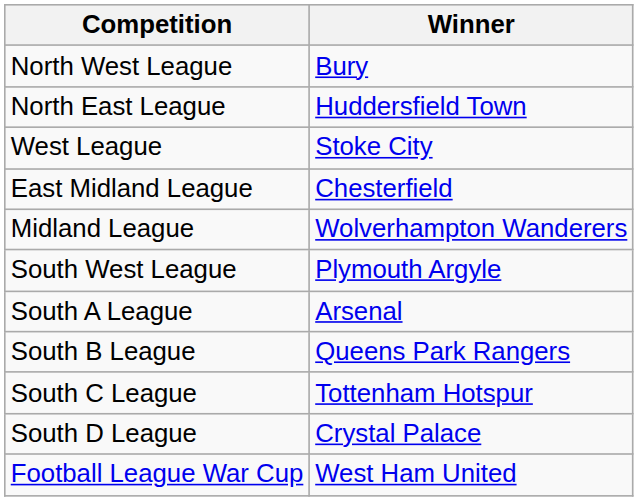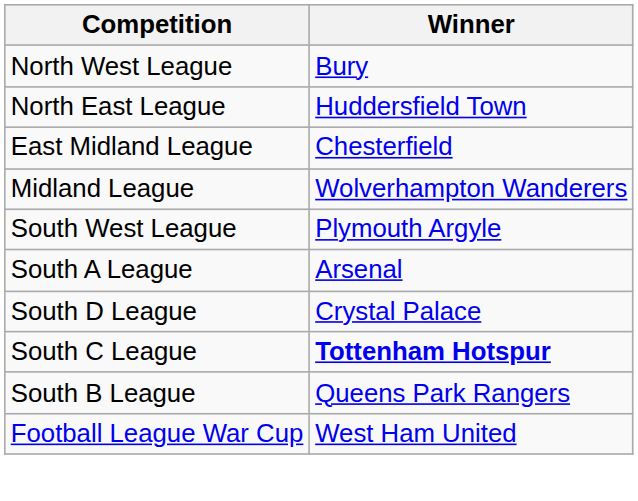- row: (86, 147)
rows swapped: (103, 351) <-> (104, 433)
(424, 392) normal -> (433, 351) bold
